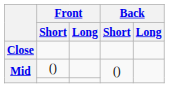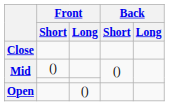+ row: (20, 92)
